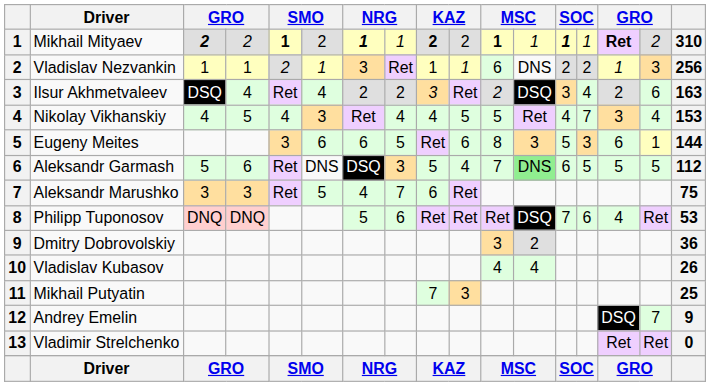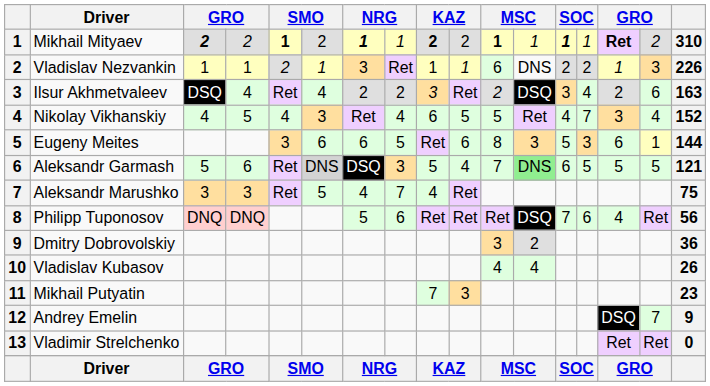(689, 67) 256 -> (689, 67) 226
(433, 117) 4 -> (433, 117) 6
(689, 117) 153 -> (689, 117) 152
(322, 167) no background -> (322, 167) lightgrey background
(689, 167) 112 -> (689, 167) 121
(433, 192) 6 -> (433, 192) 4
(689, 217) 53 -> (689, 217) 56
(689, 293) 25 -> (689, 293) 23
